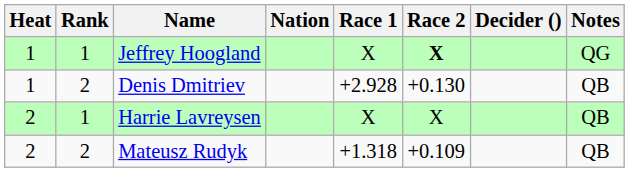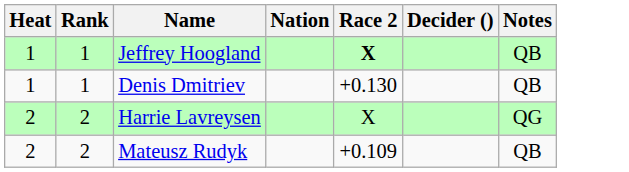- column: (368, 20)
(595, 53) QG -> (527, 53) QB
(85, 85) 2 -> (85, 85) 1
(85, 118) 1 -> (85, 118) 2
(595, 118) QB -> (527, 118) QG
